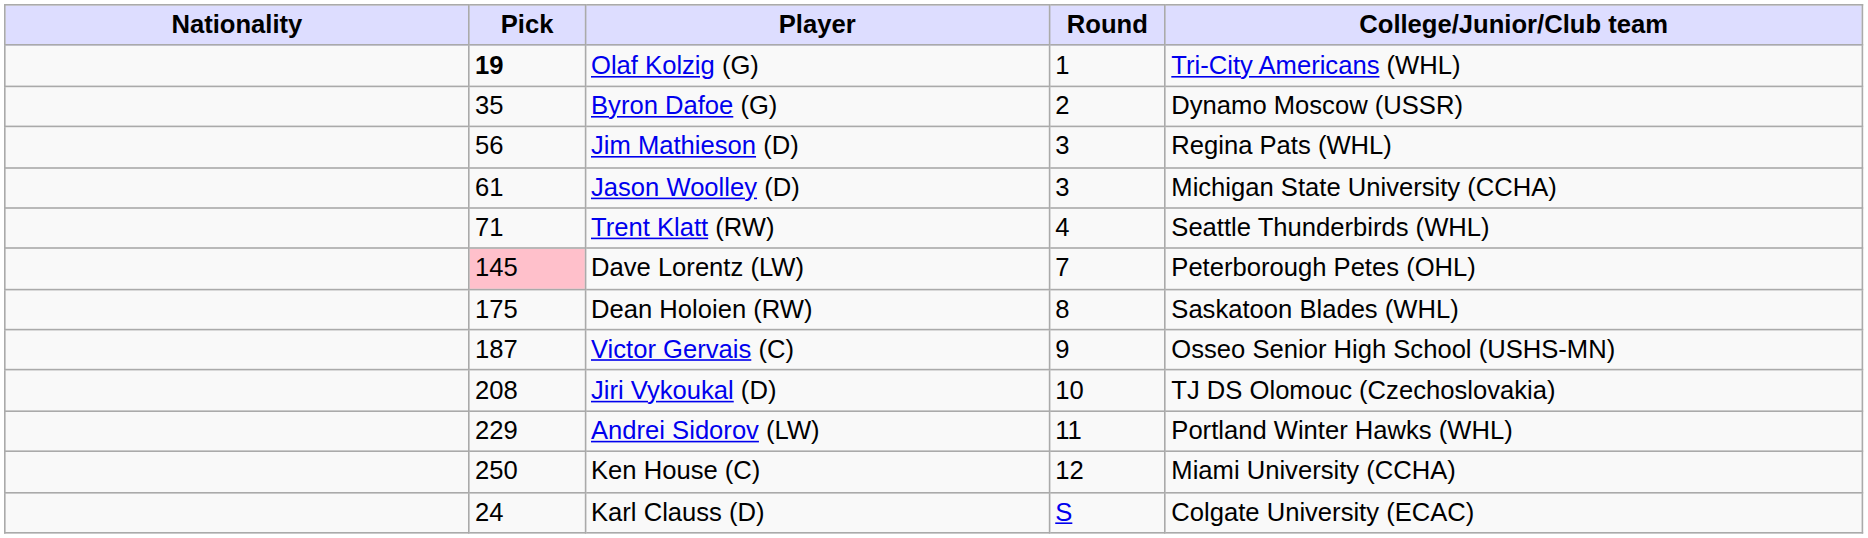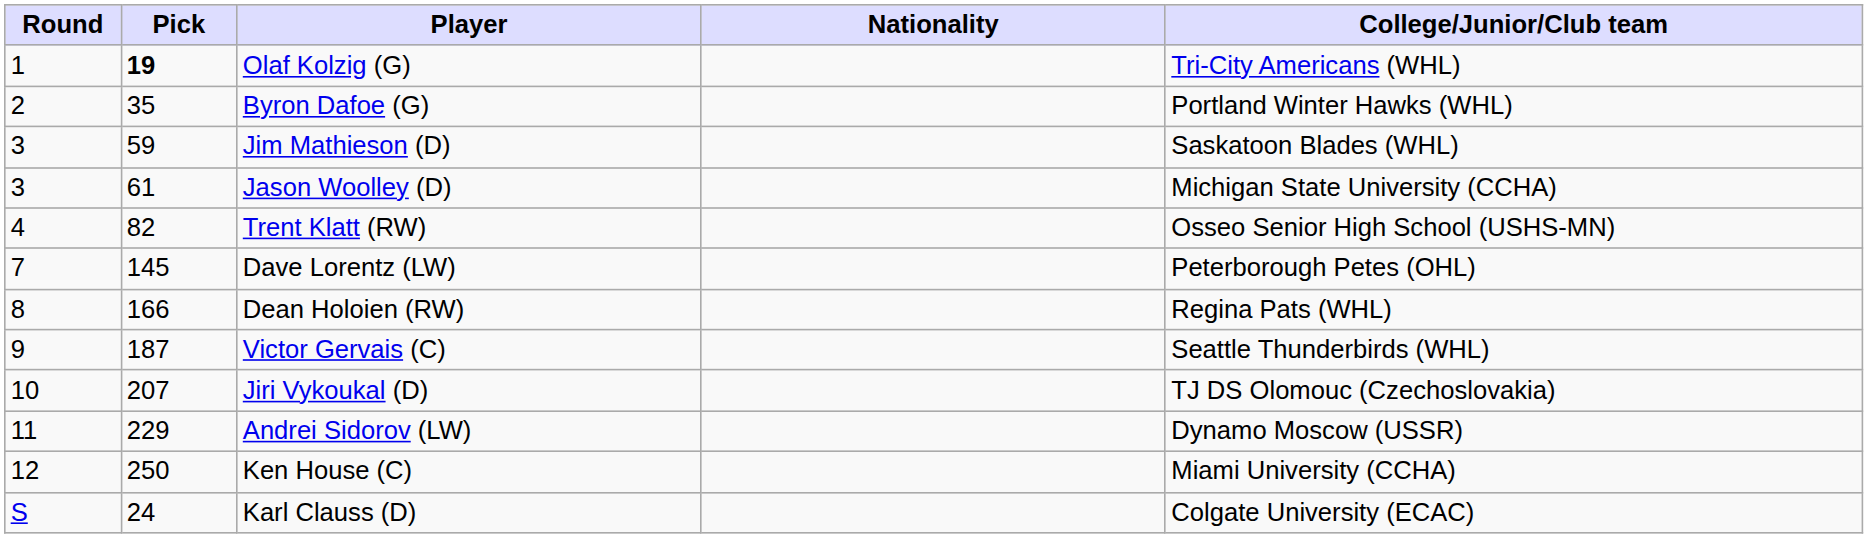columns swapped: (1107, 24) <-> (237, 24)
(1317, 106) Dynamo Moscow (USSR) -> (1342, 106) Portland Winter Hawks (WHL)
(489, 146) 56 -> (141, 146) 59
(1282, 146) Regina Pats (WHL) -> (1315, 146) Saskatoon Blades (WHL)
(489, 227) 71 -> (141, 227) 82
(1330, 227) Seattle Thunderbirds (WHL) -> (1393, 227) Osseo Senior High School (USHS-MN)
(496, 268) pink background -> (148, 268) no background
(496, 308) 175 -> (148, 308) 166
(1315, 308) Saskatoon Blades (WHL) -> (1282, 308) Regina Pats (WHL)
(1393, 349) Osseo Senior High School (USHS-MN) -> (1330, 349) Seattle Thunderbirds (WHL)
(496, 390) 208 -> (148, 390) 207
(1342, 430) Portland Winter Hawks (WHL) -> (1317, 430) Dynamo Moscow (USSR)
